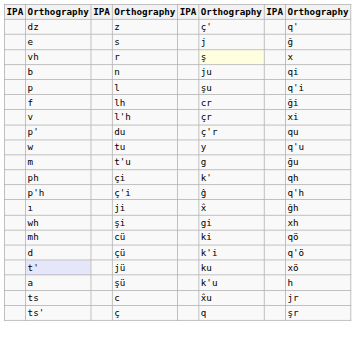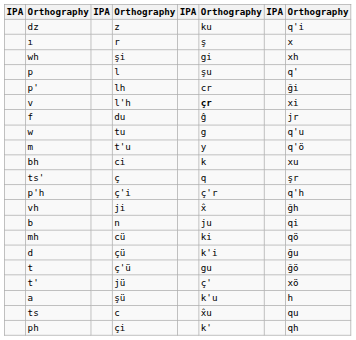(206, 27) ç' -> (206, 27) ku
(293, 27) q' -> (296, 27) q'i
- row: (117, 42)
(33, 57) vh -> (30, 42) ı
(204, 57) lightyellow background -> (204, 42) no background
rows swapped: (117, 72) <-> (120, 222)
(296, 87) q'i -> (293, 72) q'
(30, 102) f -> (33, 87) p'
(206, 117) normal -> (206, 102) bold
(33, 132) p' -> (30, 117) f
(209, 132) ç'r -> (204, 117) ĝ
(293, 132) qu -> (293, 117) jr
(204, 147) y -> (204, 132) g
(204, 162) g -> (204, 147) y
(293, 162) ğu -> (296, 147) q'ö
+ row: (120, 162)
rows swapped: (120, 177) <-> (117, 313)
(204, 192) ĝ -> (209, 192) ç'r
(30, 207) ı -> (33, 207) vh
(296, 253) q'ö -> (293, 253) ğu
+ row: (123, 268)
(33, 268) lavender background -> (33, 283) no background
(206, 268) ku -> (206, 283) ç'
(293, 298) jr -> (293, 313) qu
